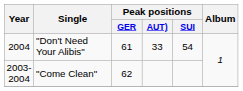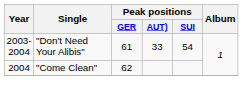(19, 47) 2004 -> (19, 47) 2003-2004
(19, 73) 2003-2004 -> (19, 68) 2004
